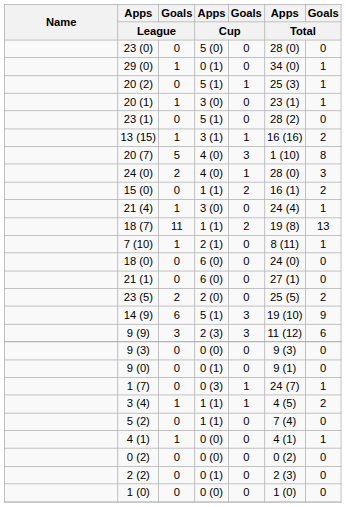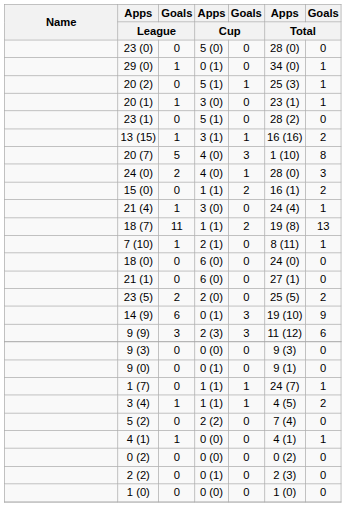(212, 315) 5 (1) -> (212, 315) 0 (1)
(212, 386) 0 (3) -> (212, 386) 1 (1)
(212, 421) 1 (1) -> (212, 421) 2 (2)
